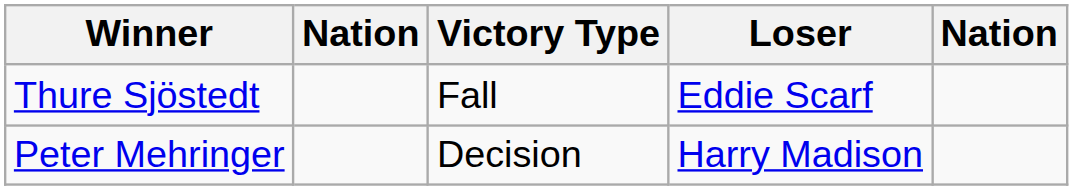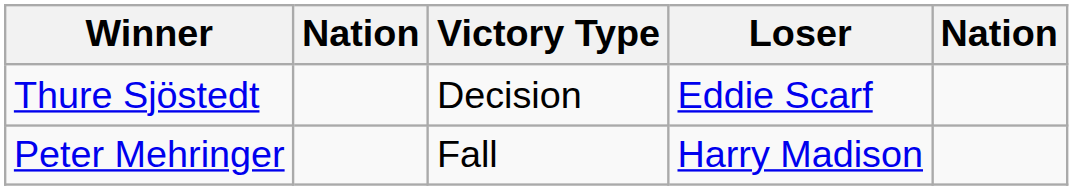(467, 94) Fall -> (509, 94) Decision
(509, 154) Decision -> (467, 154) Fall
